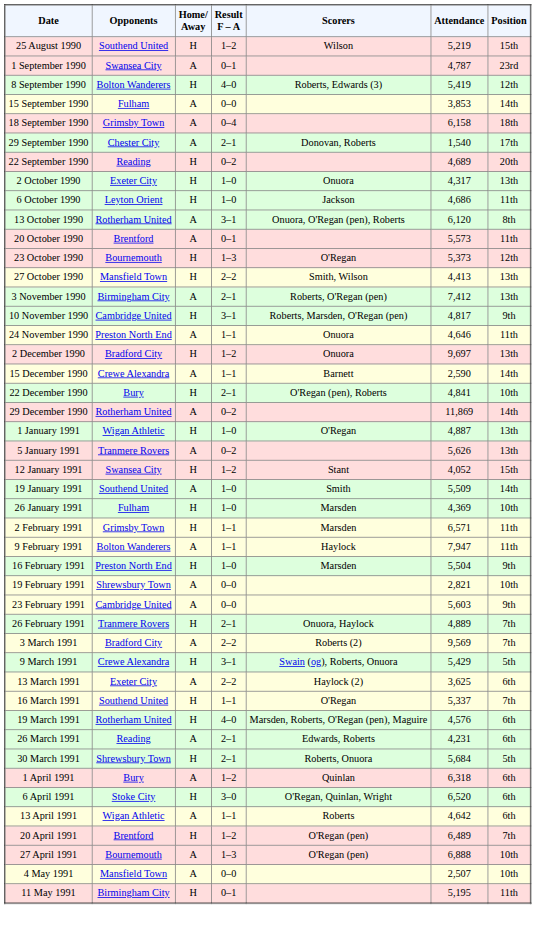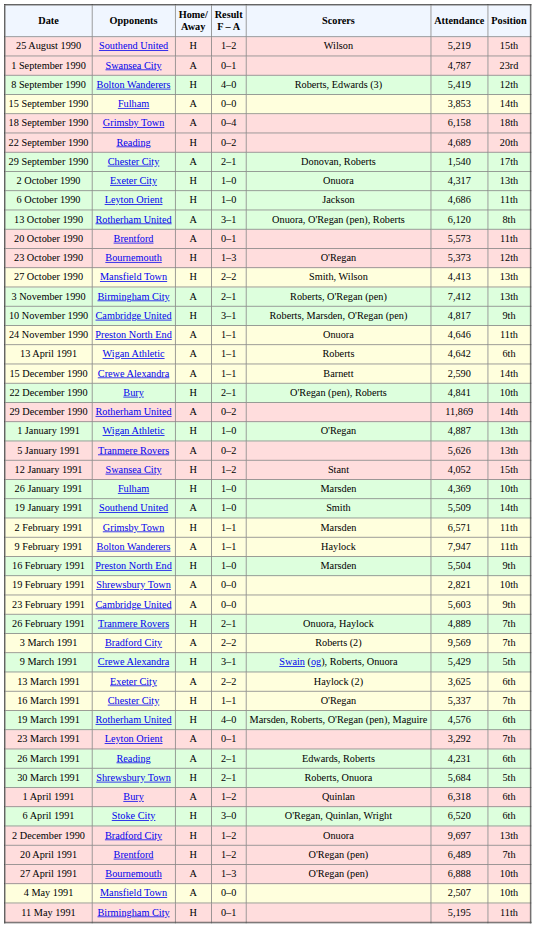rows swapped: (49, 161) <-> (49, 142)
rows swapped: (49, 354) <-> (49, 816)
rows swapped: (49, 489) <-> (49, 508)
(134, 700) Southend United -> (134, 700) Chester City
+ row: (49, 739)
